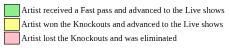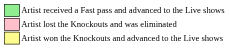rows swapped: (122, 24) <-> (99, 38)
